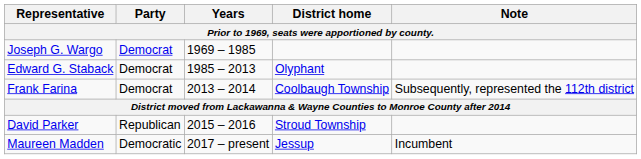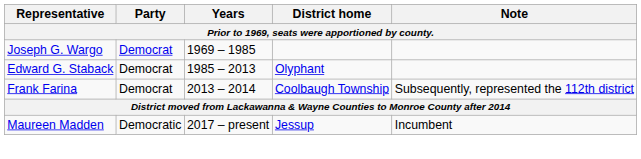- row: (43, 124)
